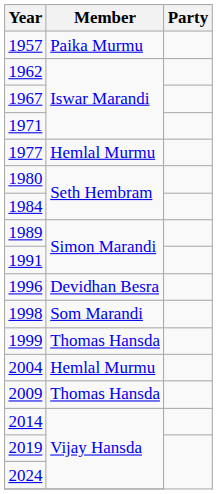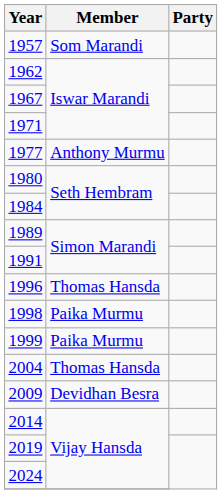(97, 44) Paika Murmu -> (97, 44) Som Marandi
(103, 152) Hemlal Murmu -> (107, 152) Anthony Murmu
(105, 286) Devidhan Besra -> (105, 286) Thomas Hansda
(97, 313) Som Marandi -> (97, 313) Paika Murmu
(105, 340) Thomas Hansda -> (97, 340) Paika Murmu
(103, 367) Hemlal Murmu -> (105, 367) Thomas Hansda
(105, 394) Thomas Hansda -> (105, 394) Devidhan Besra
